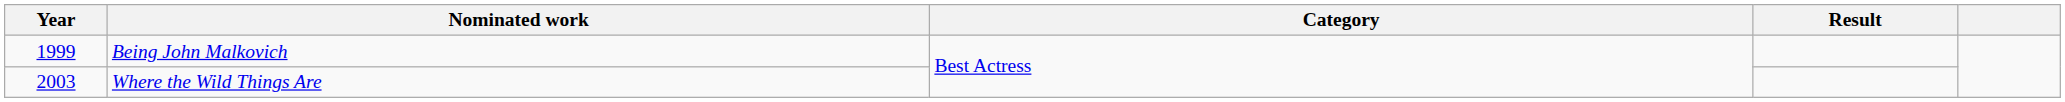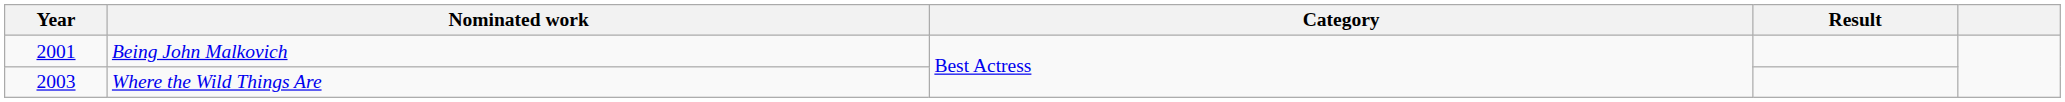(56, 50) 1999 -> (56, 50) 2001
